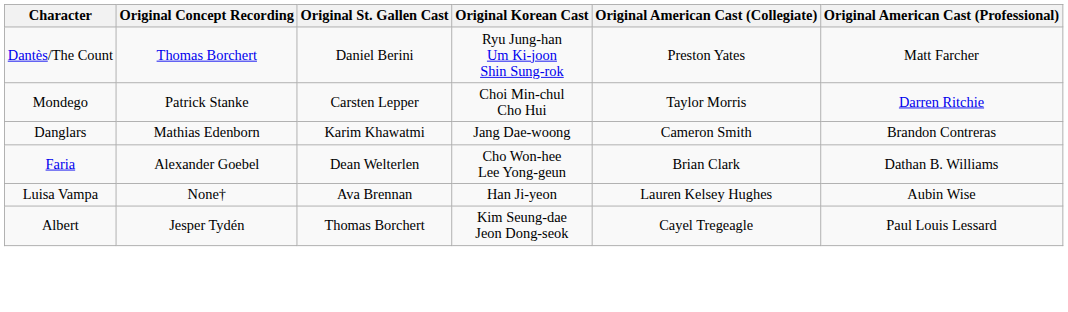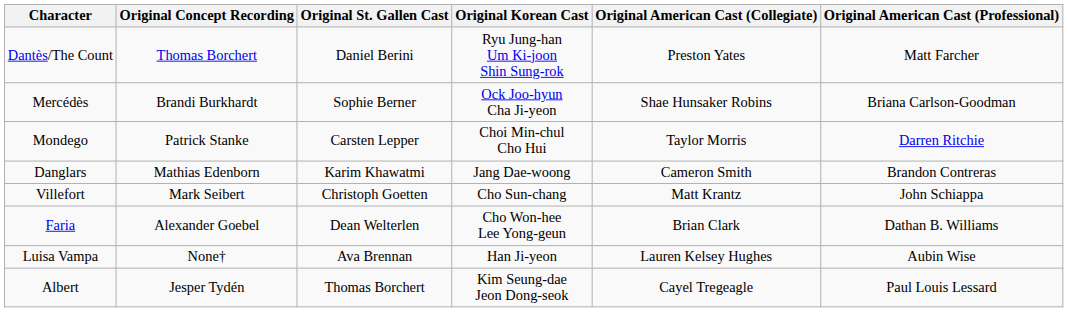+ row: (60, 102)
+ row: (60, 194)
